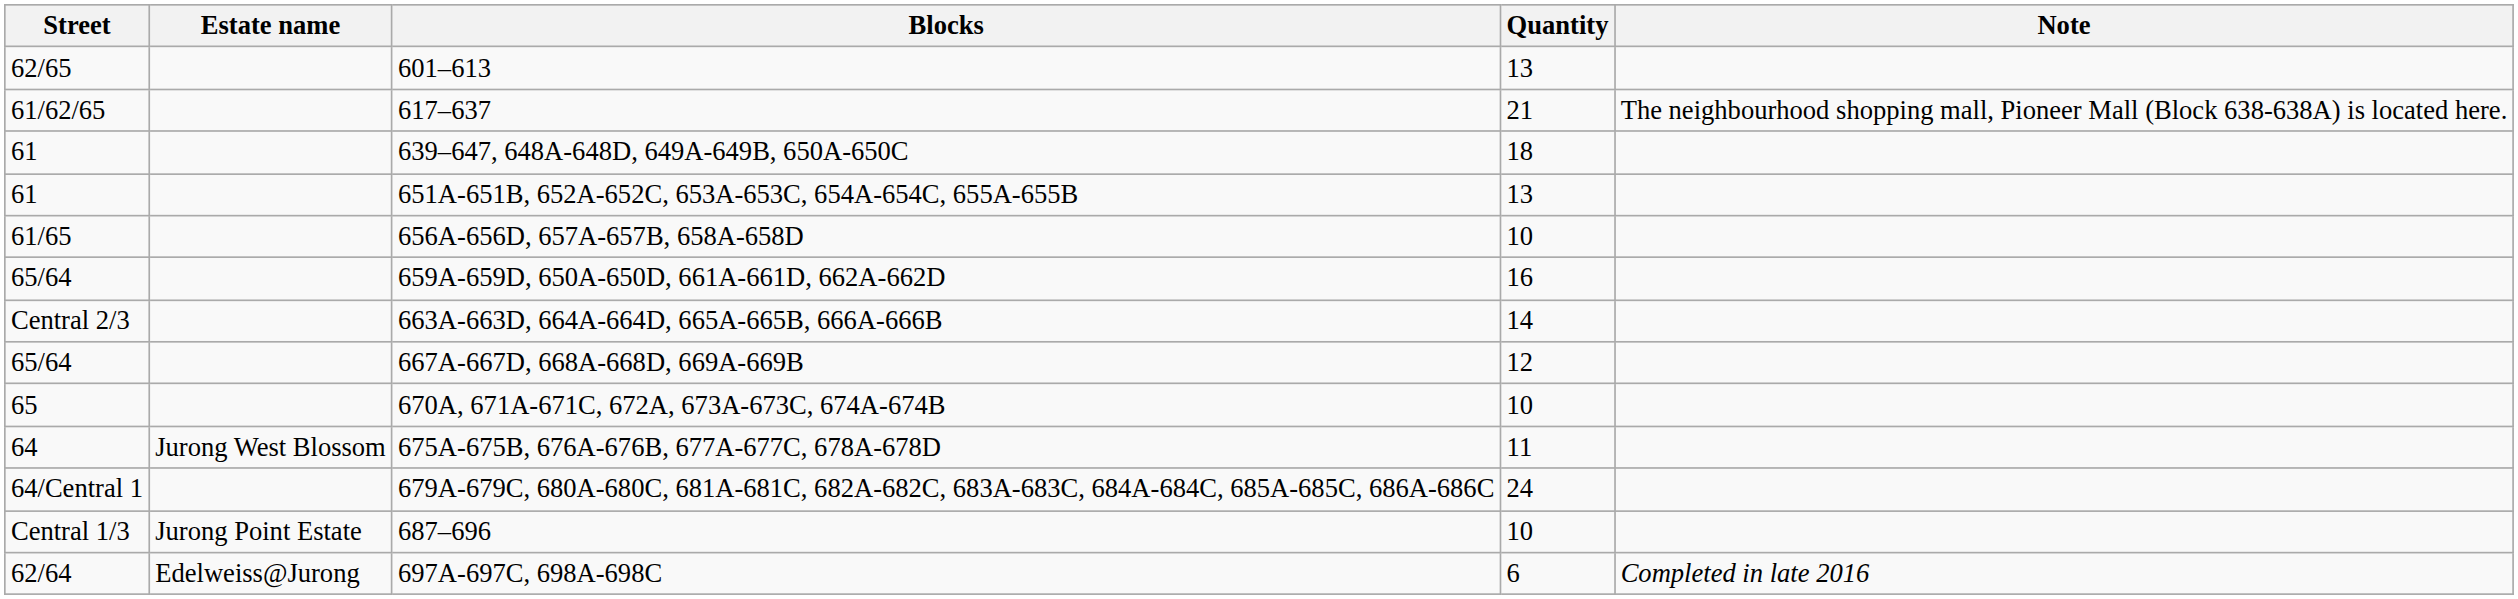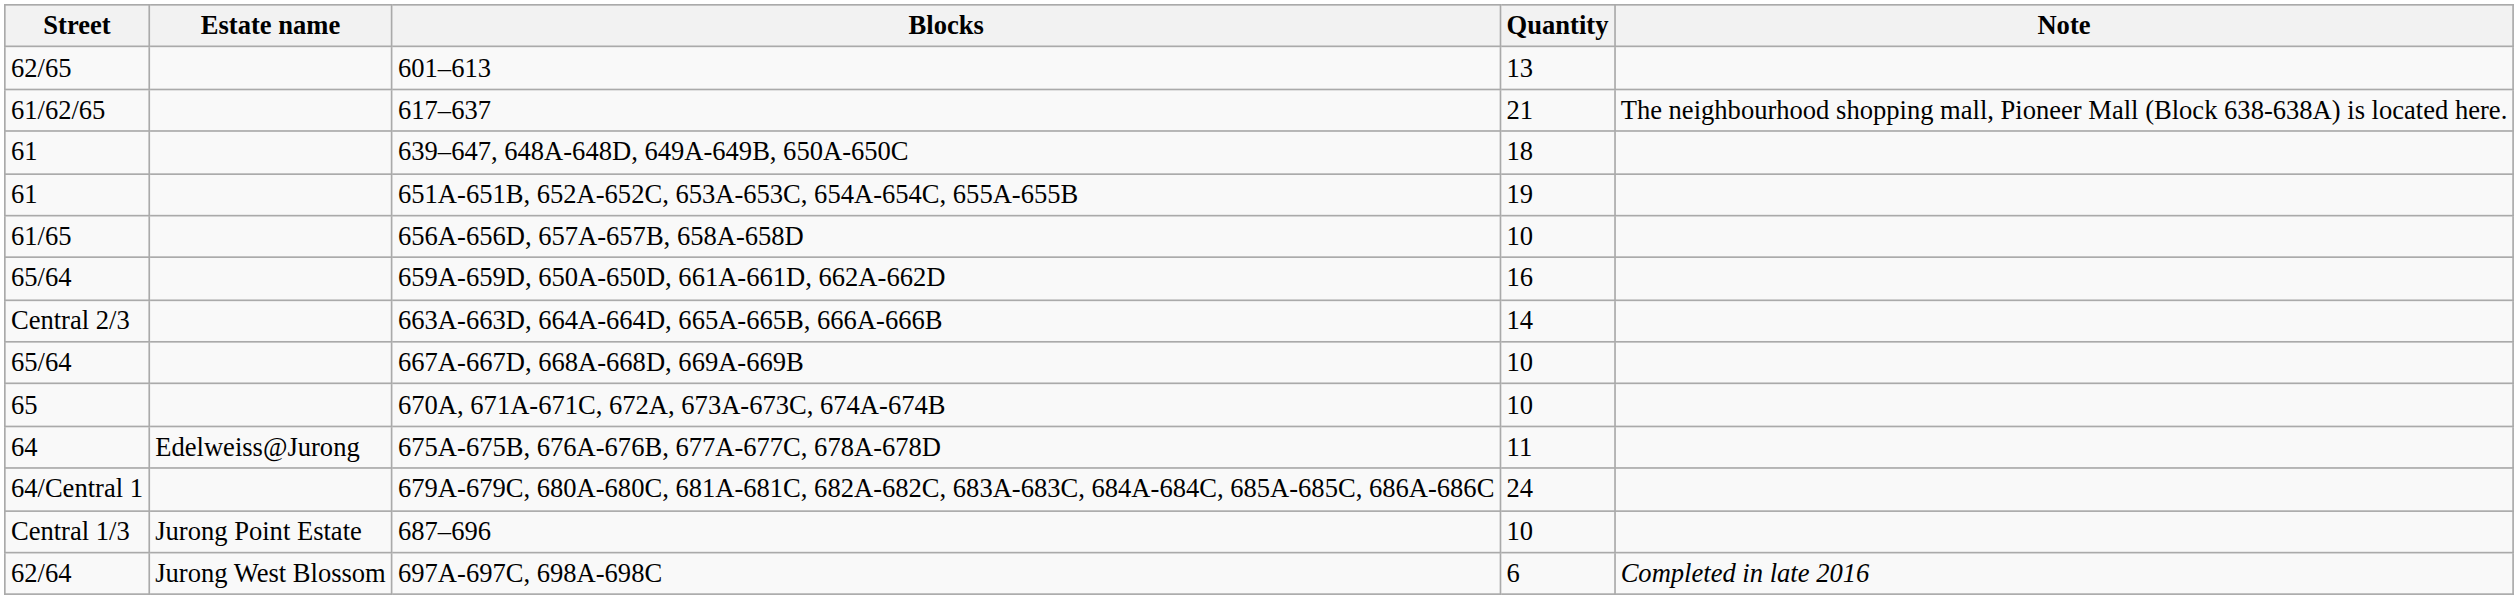(1520, 194) 13 -> (1520, 194) 19
(1520, 362) 12 -> (1520, 362) 10
(271, 446) Jurong West Blossom -> (257, 446) Edelweiss@Jurong
(257, 573) Edelweiss@Jurong -> (271, 573) Jurong West Blossom
